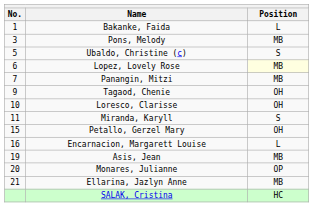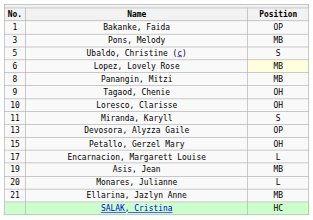(278, 27) L -> (278, 27) OP
(15, 79) 7 -> (15, 79) 8
+ row: (137, 131)
(15, 144) 16 -> (15, 157) 17
(278, 170) OP -> (278, 183) L
